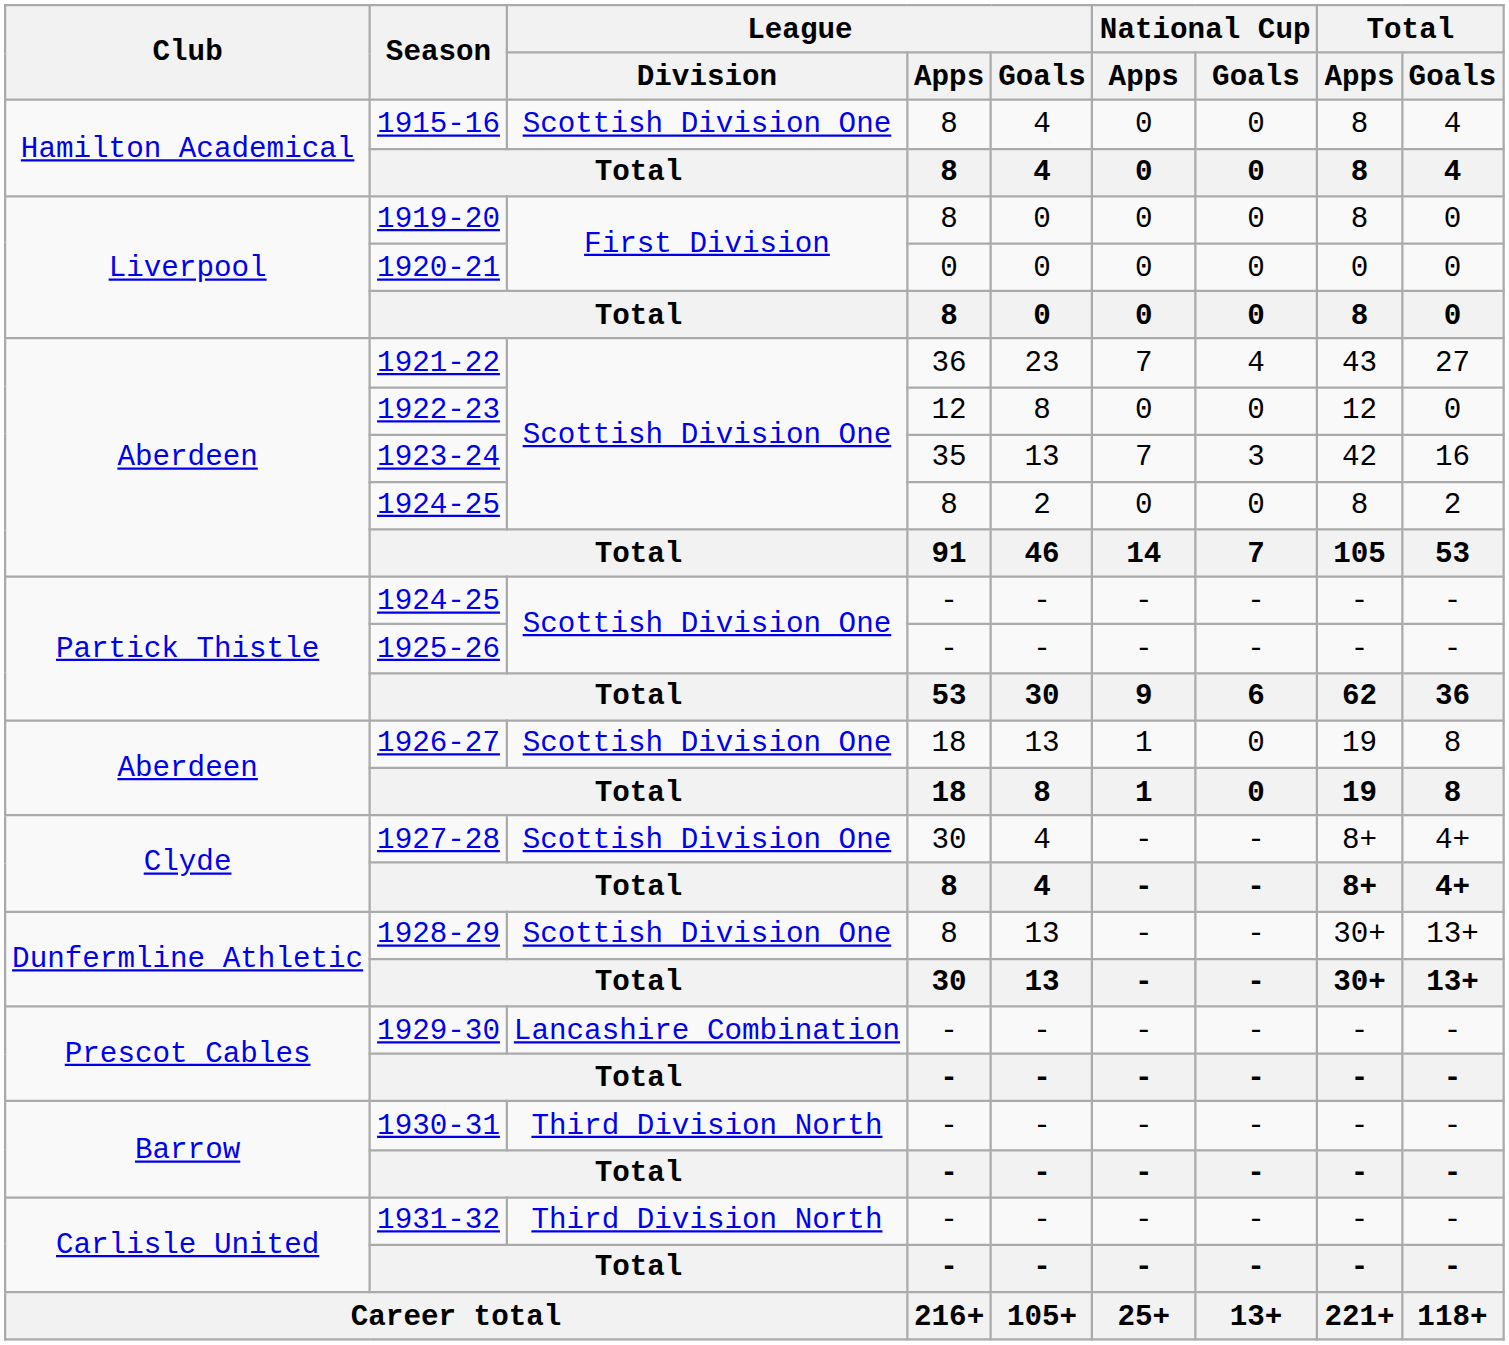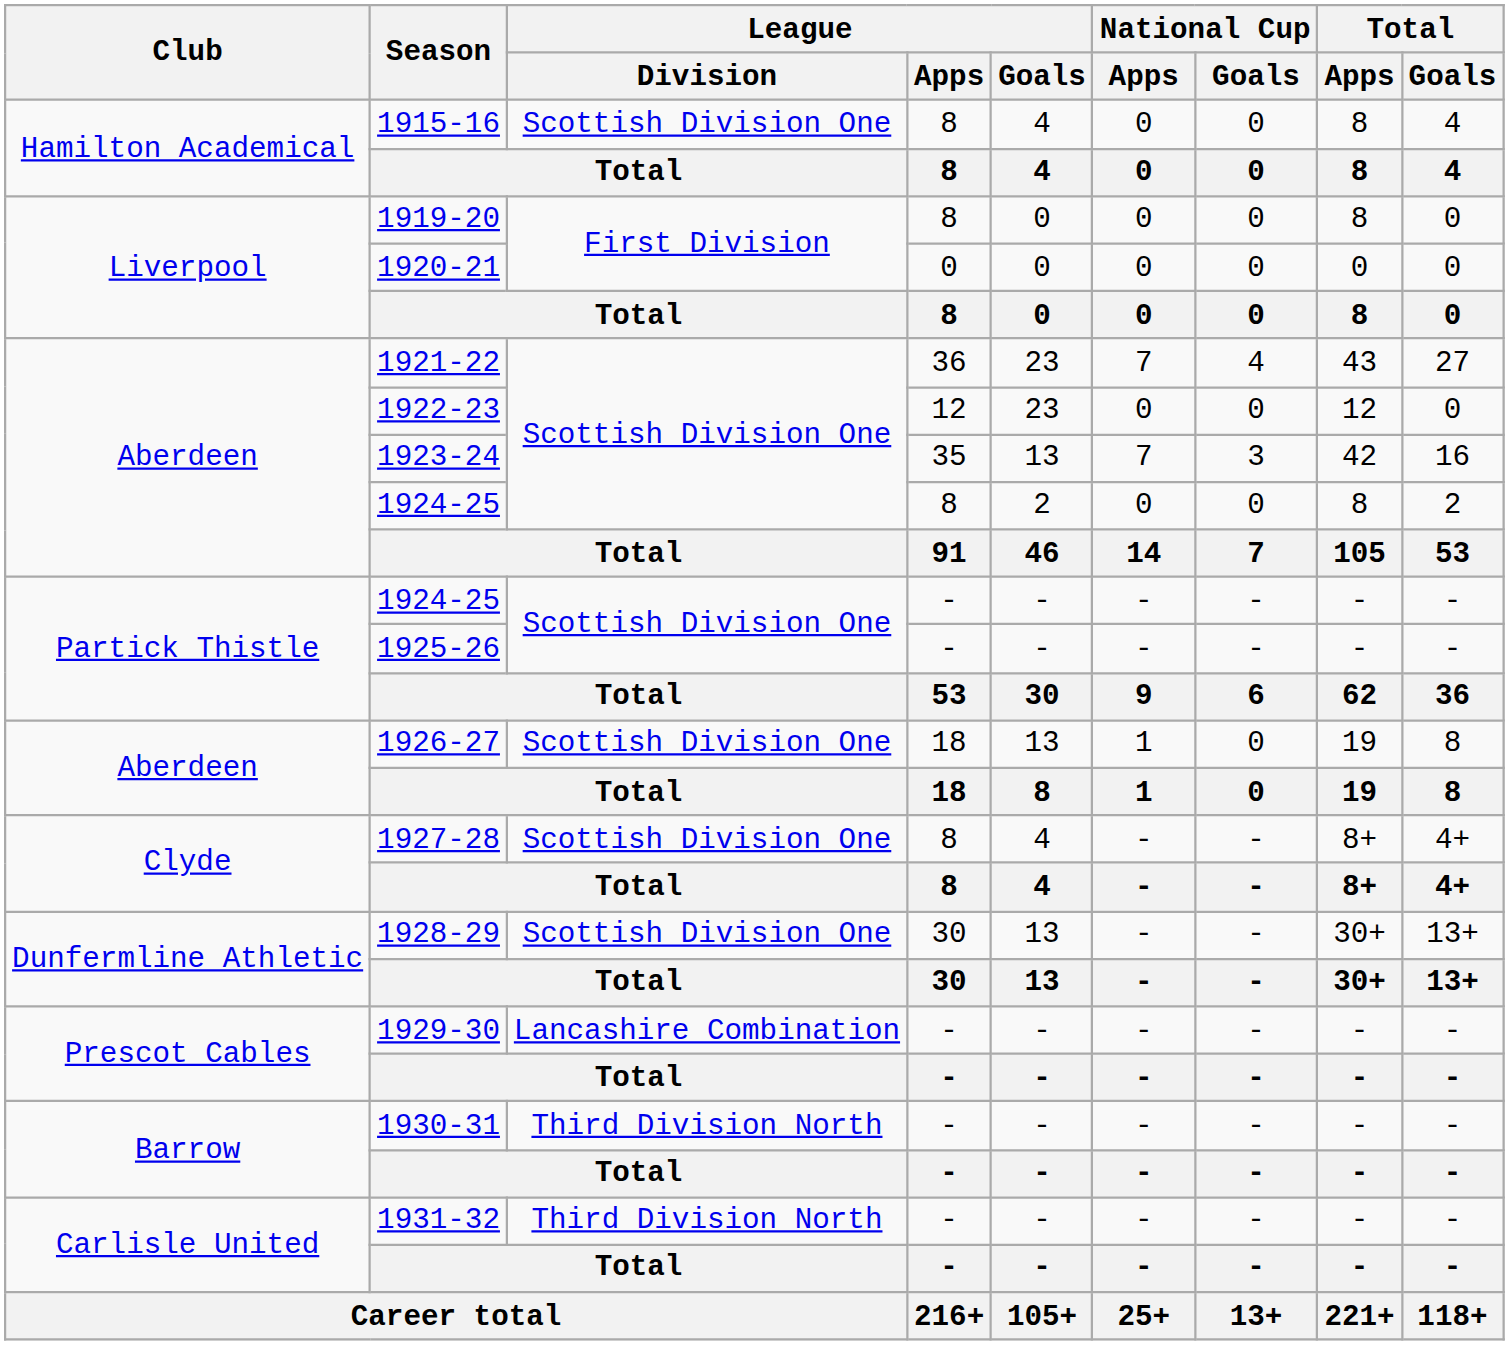(1042, 410) 8 -> (1042, 410) 23
(949, 839) 30 -> (949, 839) 8
(949, 935) 8 -> (949, 935) 30
